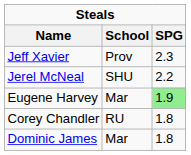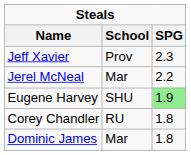(119, 77) SHU -> (117, 77) Mar
(117, 98) Mar -> (119, 98) SHU
